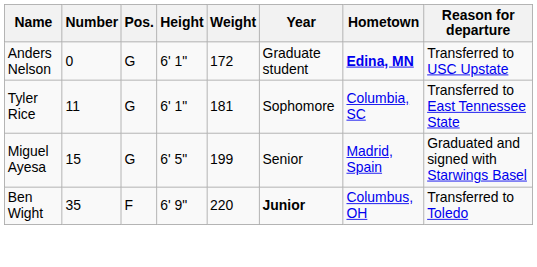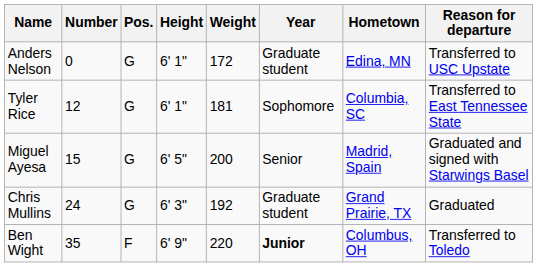(380, 61) bold -> (378, 61) normal
(73, 106) 11 -> (73, 106) 12
(222, 160) 199 -> (221, 160) 200
+ row: (29, 205)
